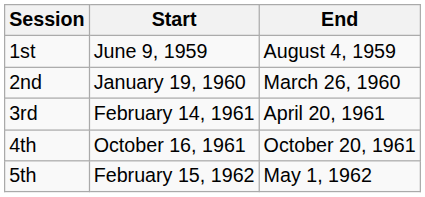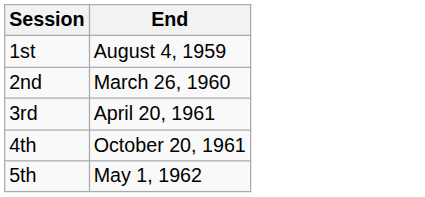- column: (174, 20)
